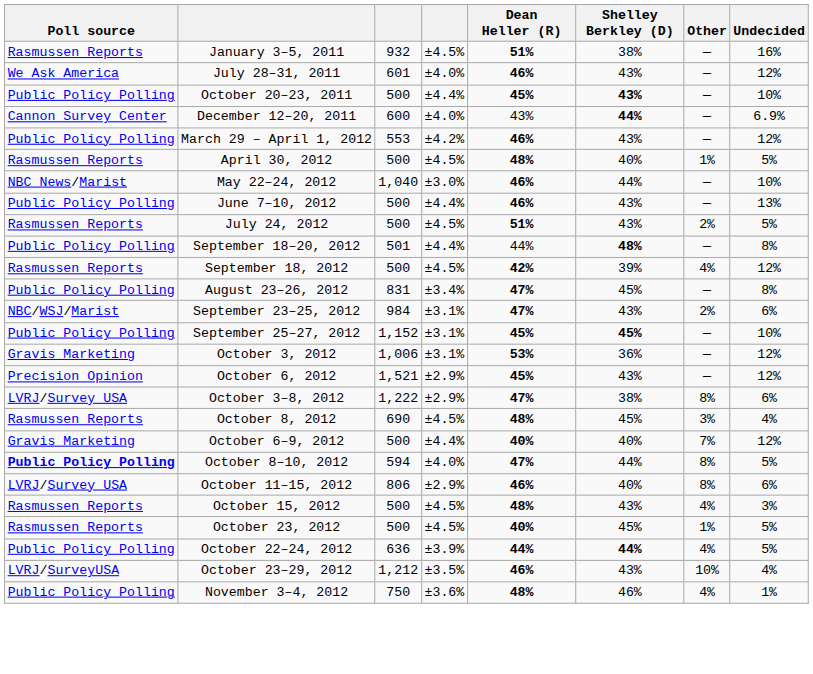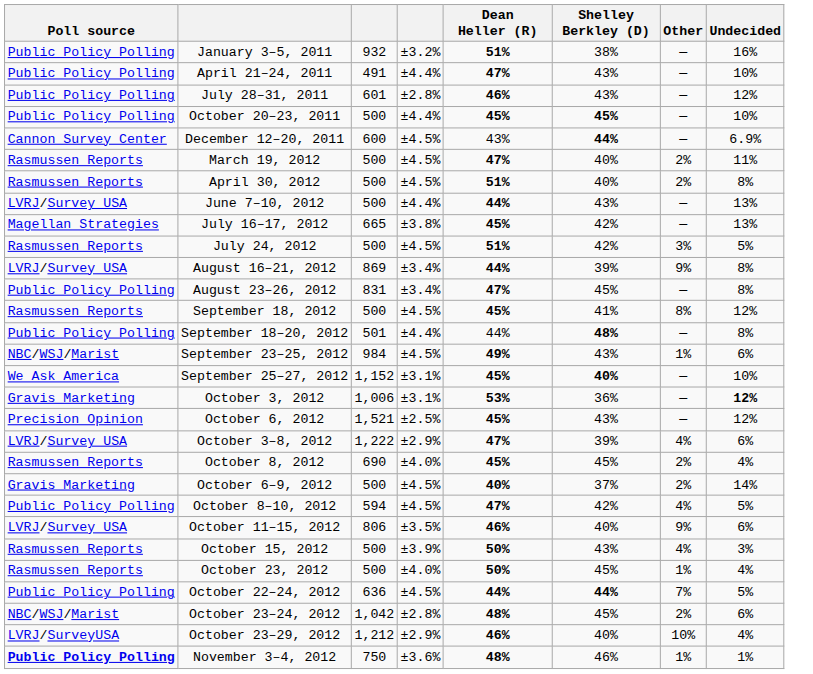(75, 52) Rasmussen Reports -> (91, 52) Public Policy Polling
(444, 52) ±4.5% -> (421, 52) ±3.2%
+ row: (265, 74)
(63, 74) We Ask America -> (91, 95) Public Policy Polling
(444, 74) ±4.0% -> (421, 95) ±2.8%
(630, 95) 43% -> (606, 117) 45%
(444, 117) ±4.0% -> (421, 139) ±4.5%
+ row: (265, 160)
- row: (277, 139)
(522, 160) 48% -> (498, 182) 51%
(707, 160) 1% -> (683, 182) 2%
(769, 160) 5% -> (745, 182) 8%
- row: (277, 182)
(91, 204) Public Policy Polling -> (67, 204) LVRJ/Survey USA
(522, 204) 46% -> (498, 204) 44%
+ row: (265, 225)
(630, 225) 43% -> (606, 247) 42%
(707, 225) 2% -> (683, 247) 3%
+ row: (265, 268)
rows swapped: (277, 290) <-> (277, 247)
(522, 268) 42% -> (498, 312) 45%
(630, 268) 39% -> (606, 312) 41%
(707, 268) 4% -> (683, 312) 8%
(444, 312) ±3.1% -> (421, 355) ±4.5%
(522, 312) 47% -> (498, 355) 49%
(707, 312) 2% -> (683, 355) 1%
(91, 333) Public Policy Polling -> (63, 376) We Ask America
(630, 333) 45% -> (606, 376) 40%
(769, 355) normal -> (745, 398) bold
(444, 376) ±2.9% -> (421, 420) ±2.5%
(630, 398) 38% -> (606, 441) 39%
(707, 398) 8% -> (683, 441) 4%
(444, 420) ±4.5% -> (421, 463) ±4.0%
(522, 420) 48% -> (498, 463) 45%
(707, 420) 3% -> (683, 463) 2%
(444, 441) ±4.4% -> (421, 484) ±4.5%
(630, 441) 40% -> (606, 484) 37%
(707, 441) 7% -> (683, 484) 2%
(769, 441) 12% -> (745, 484) 14%
(91, 463) bold -> (91, 506) normal
(444, 463) ±4.0% -> (421, 506) ±4.5%
(630, 463) 44% -> (606, 506) 42%
(707, 463) 8% -> (683, 506) 4%
(444, 484) ±2.9% -> (421, 528) ±3.5%
(707, 484) 8% -> (683, 528) 9%
(444, 506) ±4.5% -> (421, 549) ±3.9%
(522, 506) 48% -> (498, 549) 50%
(444, 528) ±4.5% -> (421, 571) ±4.0%
(522, 528) 40% -> (498, 571) 50%
(769, 528) 5% -> (745, 571) 4%
(444, 549) ±3.9% -> (421, 593) ±4.5%
(707, 549) 4% -> (683, 593) 7%
+ row: (265, 614)
(444, 571) ±3.5% -> (421, 636) ±2.9%
(630, 571) 43% -> (606, 636) 40%
(91, 593) normal -> (91, 657) bold
(707, 593) 4% -> (683, 657) 1%
